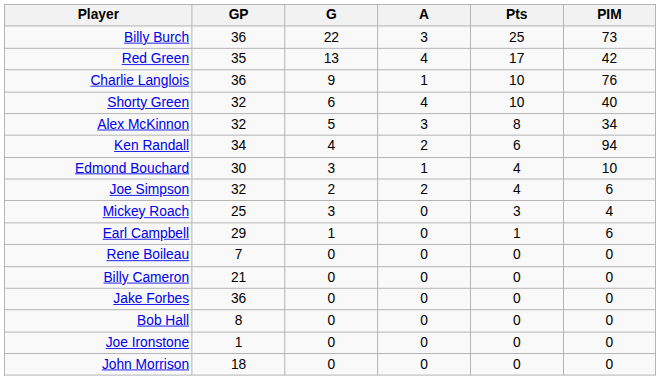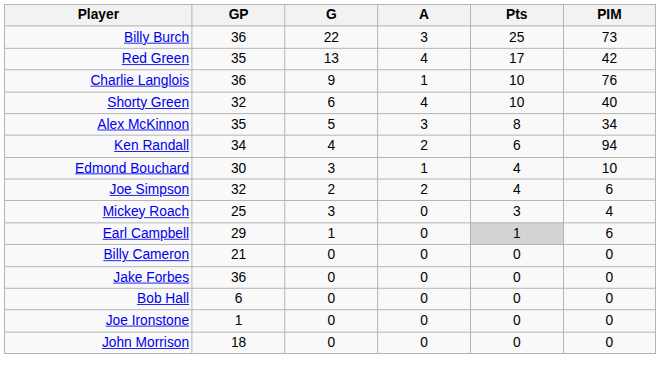(239, 124) 32 -> (239, 124) 35
(517, 233) no background -> (517, 233) lightgrey background
- row: (148, 255)
(239, 320) 8 -> (239, 299) 6
